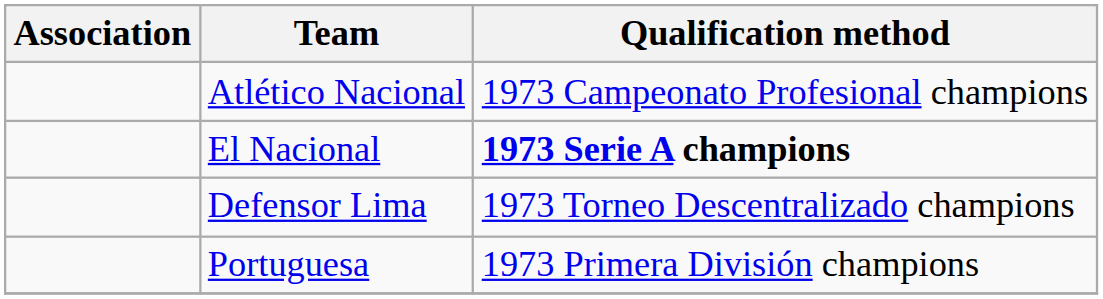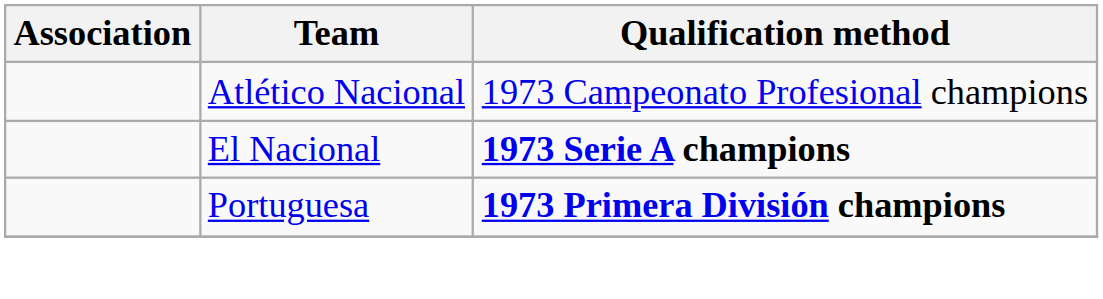- row: (317, 206)
(730, 263) normal -> (744, 206) bold
